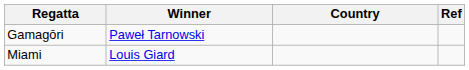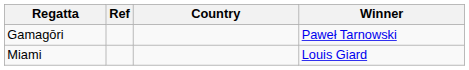columns swapped: (189, 14) <-> (451, 14)
